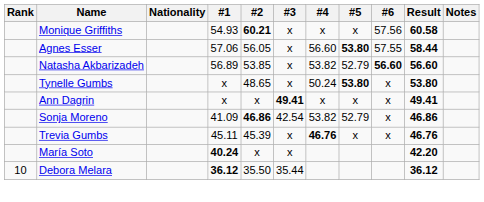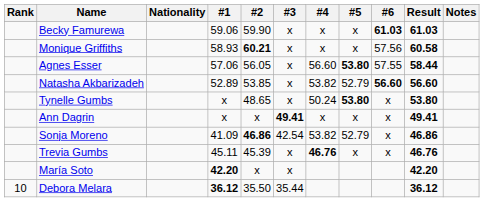+ row: (82, 30)
(224, 30) 54.93 -> (224, 48) 58.93
(224, 65) 56.89 -> (224, 83) 52.89
(224, 153) 40.24 -> (224, 170) 42.20
